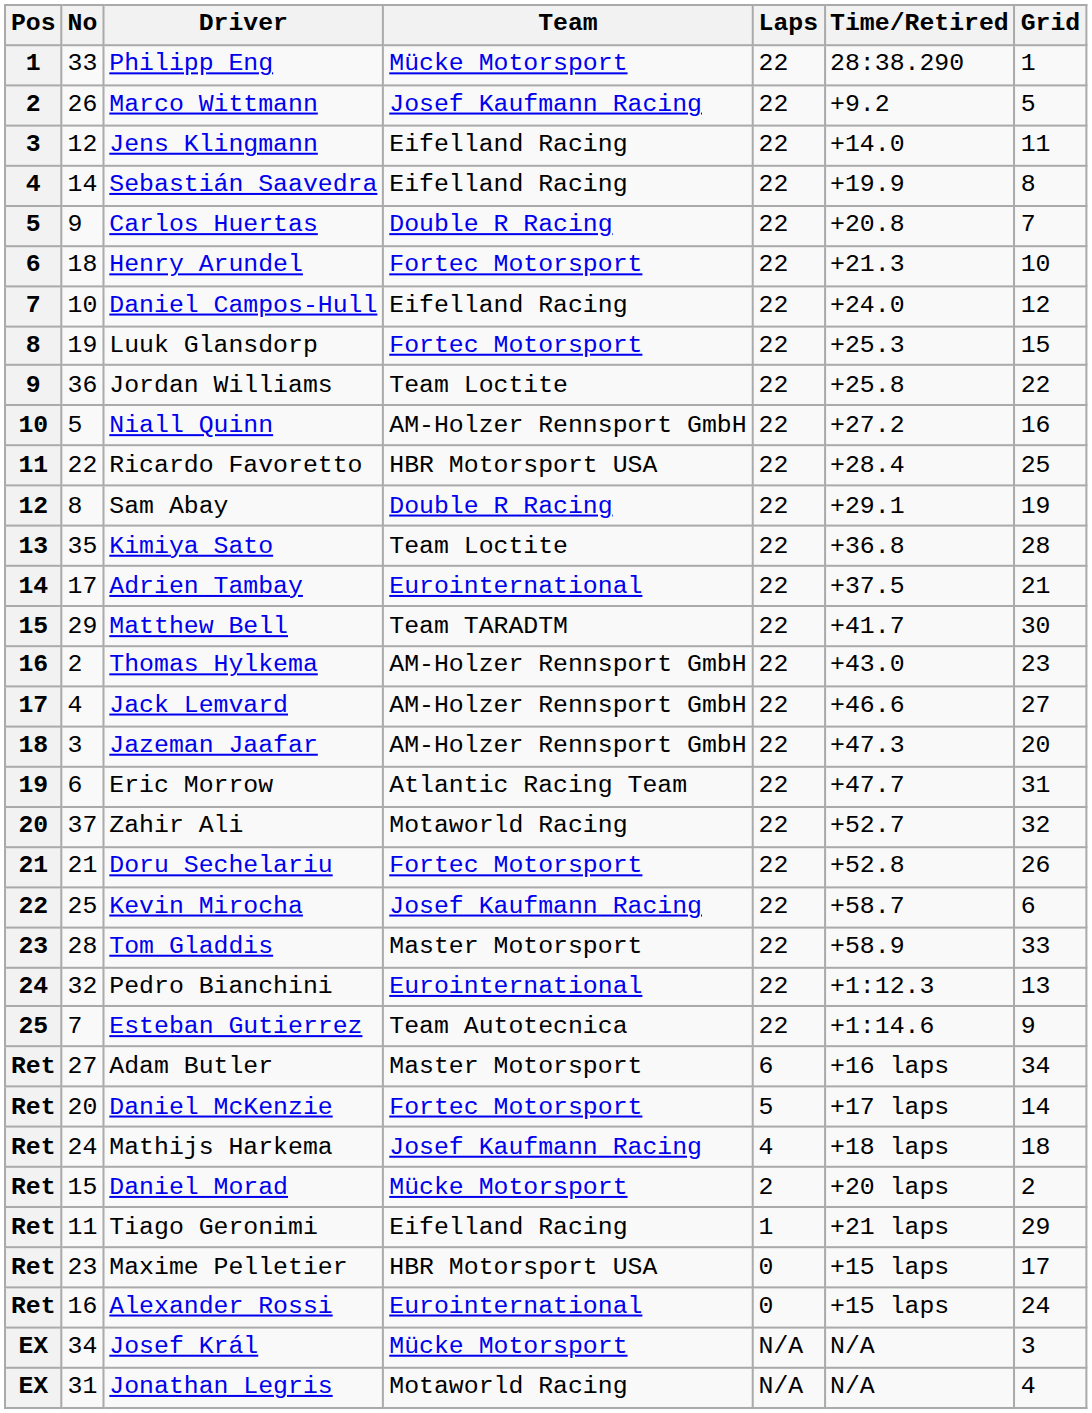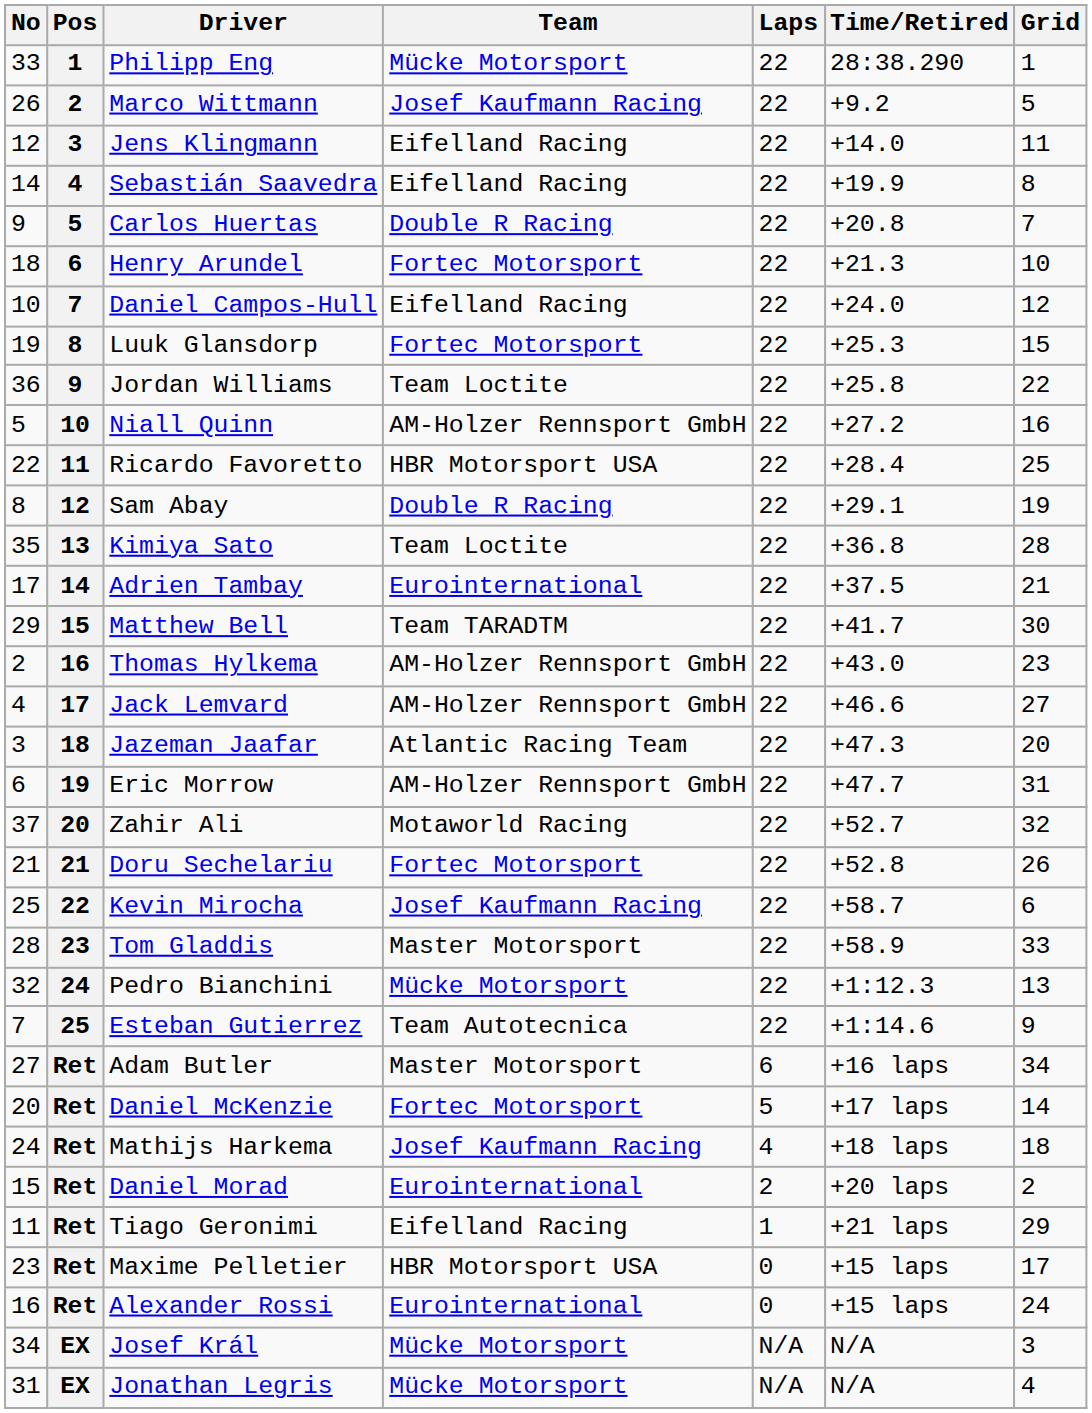columns swapped: (33, 25) <-> (82, 25)
(568, 747) AM-Holzer Rennsport GmbH -> (538, 747) Atlantic Racing Team
(538, 787) Atlantic Racing Team -> (568, 787) AM-Holzer Rennsport GmbH
(516, 987) Eurointernational -> (508, 987) Mücke Motorsport
(508, 1188) Mücke Motorsport -> (516, 1188) Eurointernational
(508, 1388) Motaworld Racing -> (508, 1388) Mücke Motorsport
